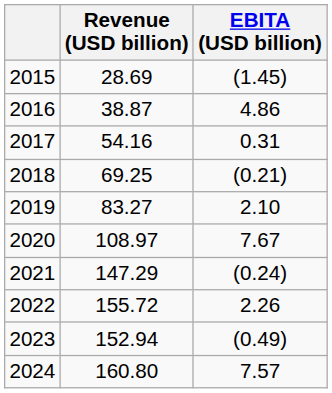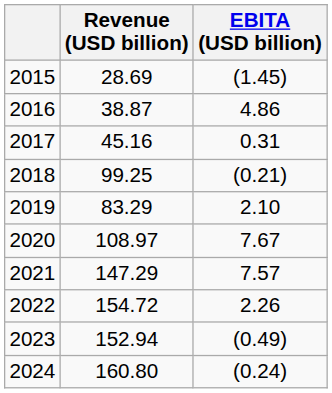(127, 142) 54.16 -> (127, 142) 45.16
(127, 175) 69.25 -> (127, 175) 99.25
(127, 207) 83.27 -> (127, 207) 83.29
(260, 273) (0.24) -> (260, 273) 7.57
(127, 305) 155.72 -> (127, 305) 154.72
(260, 371) 7.57 -> (260, 371) (0.24)
